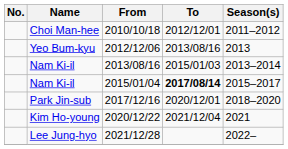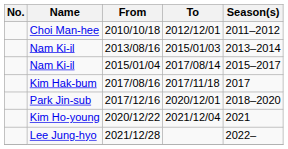- row: (132, 48)
(193, 83) bold -> (193, 65) normal
+ row: (132, 83)
